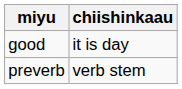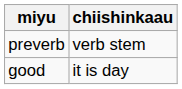rows swapped: (37, 70) <-> (27, 44)
